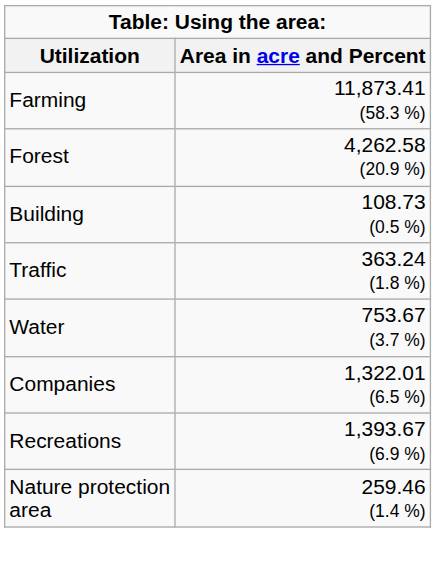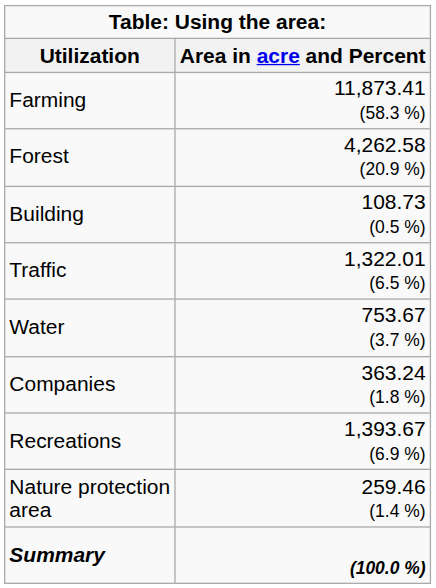(394, 270) 363.24 (1.8 %) -> (385, 270) 1,322.01 (6.5 %)
(385, 384) 1,322.01 (6.5 %) -> (394, 384) 363.24 (1.8 %)
+ row: (57, 554)
